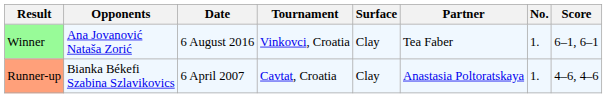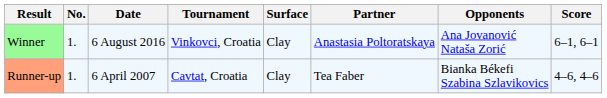columns swapped: (539, 14) <-> (121, 14)
(428, 41) Tea Faber -> (374, 41) Anastasia Poltoratskaya
(464, 75) Anastasia Poltoratskaya -> (339, 75) Tea Faber
